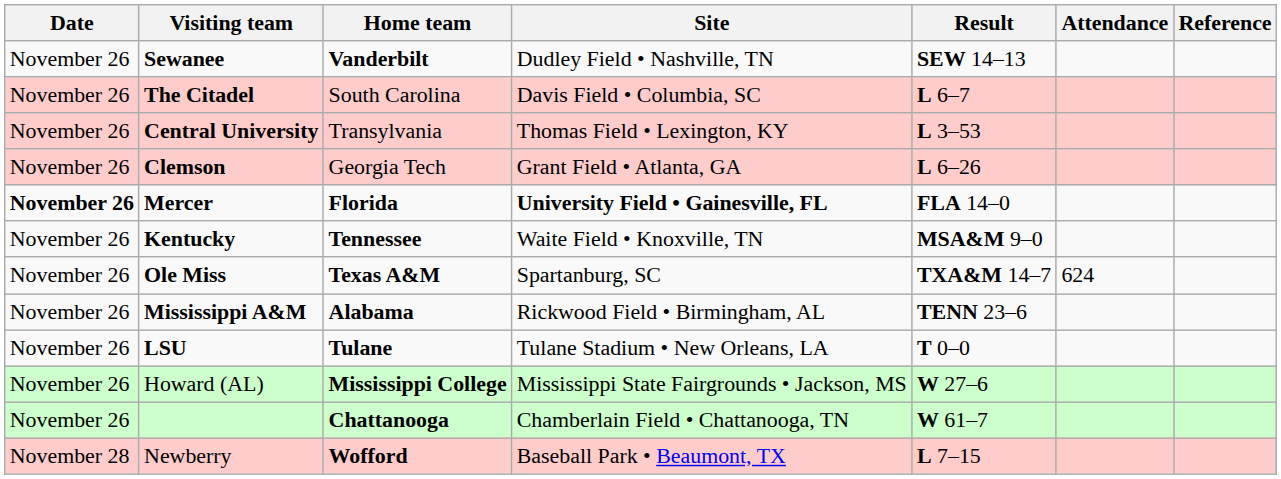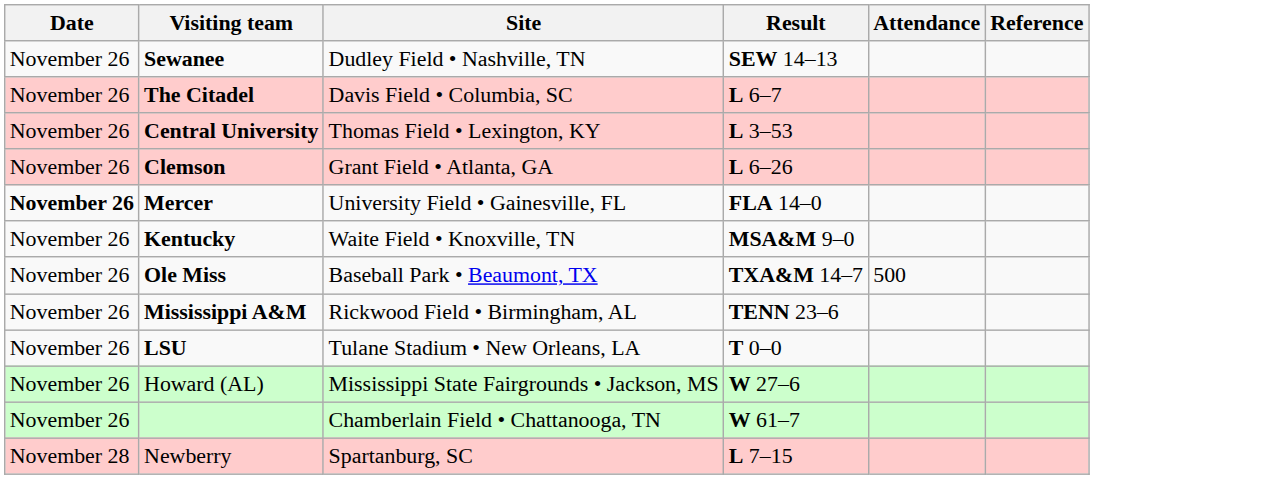- column: (418, 22)
(672, 203) bold -> (477, 203) normal
(589, 275) Spartanburg, SC -> (463, 275) Baseball Park • Beaumont, TX
(1078, 275) 624 -> (890, 275) 500
(651, 455) Baseball Park • Beaumont, TX -> (401, 455) Spartanburg, SC
